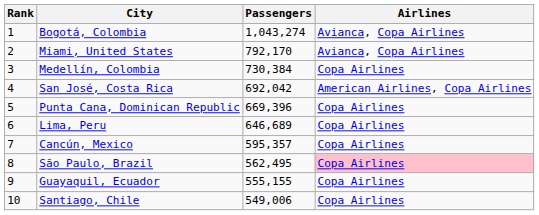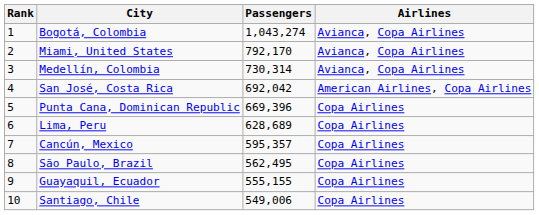(269, 70) 730,384 -> (269, 70) 730,314
(361, 70) Copa Airlines -> (391, 70) Avianca, Copa Airlines
(269, 126) 646,689 -> (269, 126) 628,689
(361, 163) pink background -> (361, 163) no background
